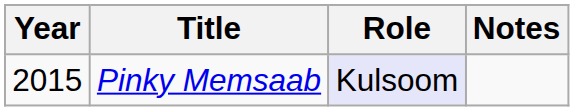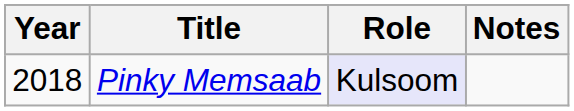(47, 79) 2015 -> (47, 79) 2018
